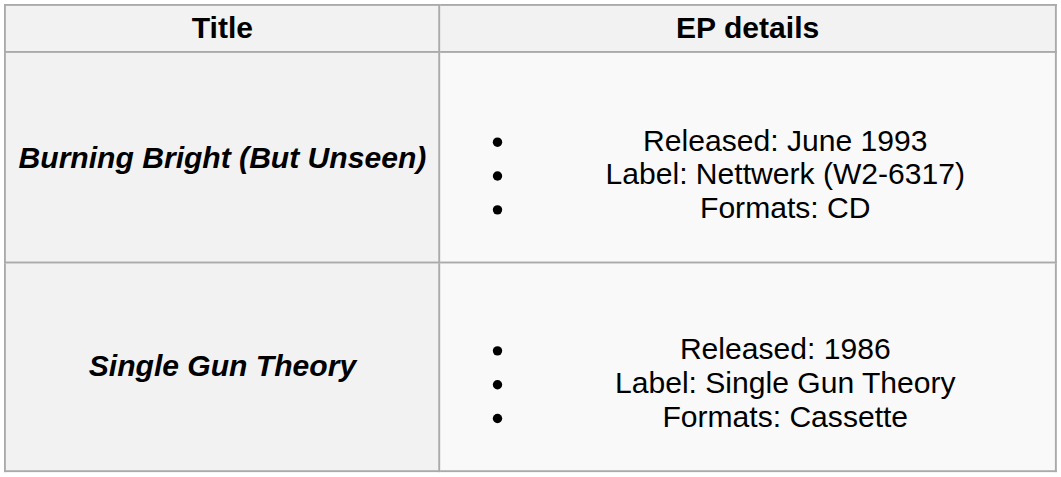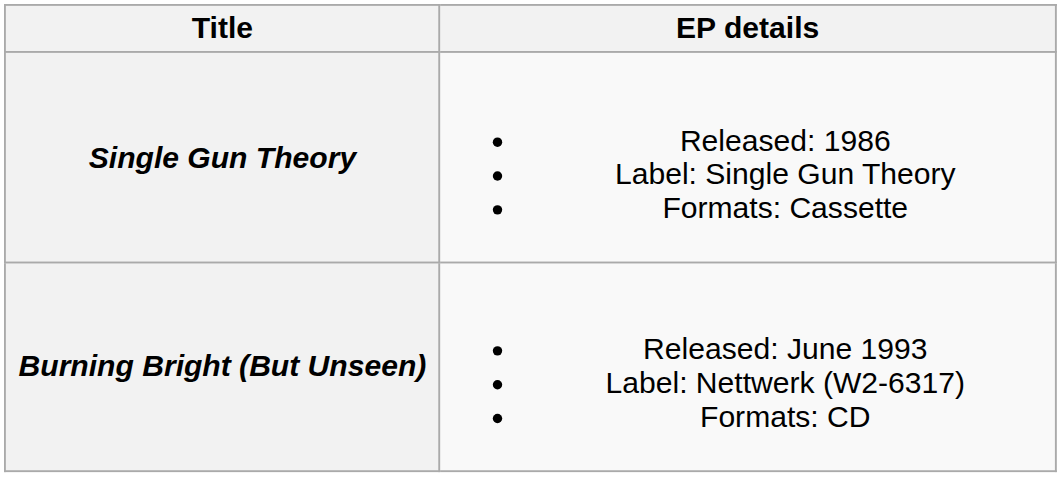rows swapped: (222, 366) <-> (222, 156)
